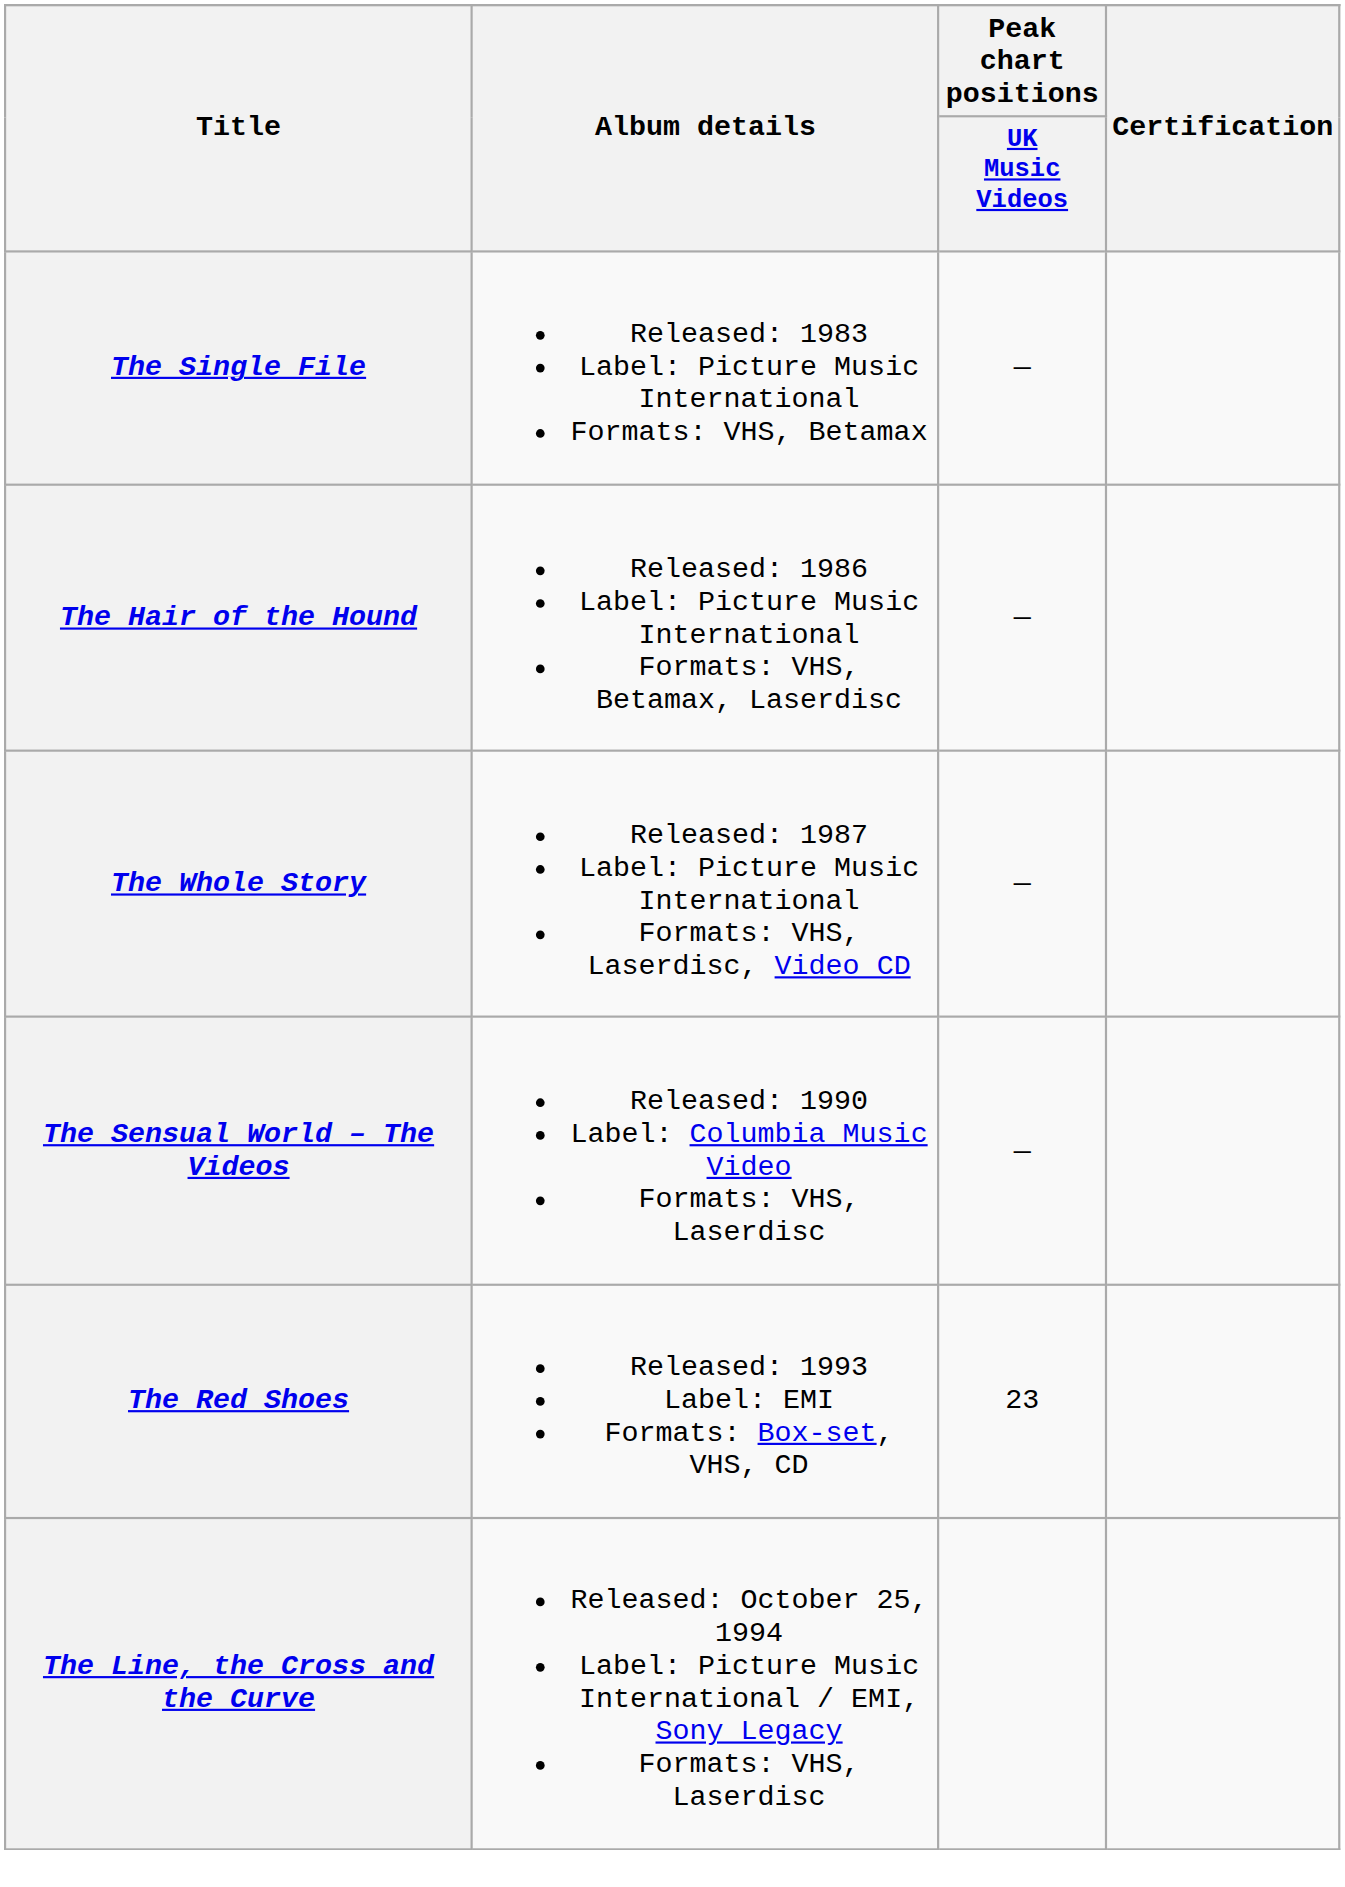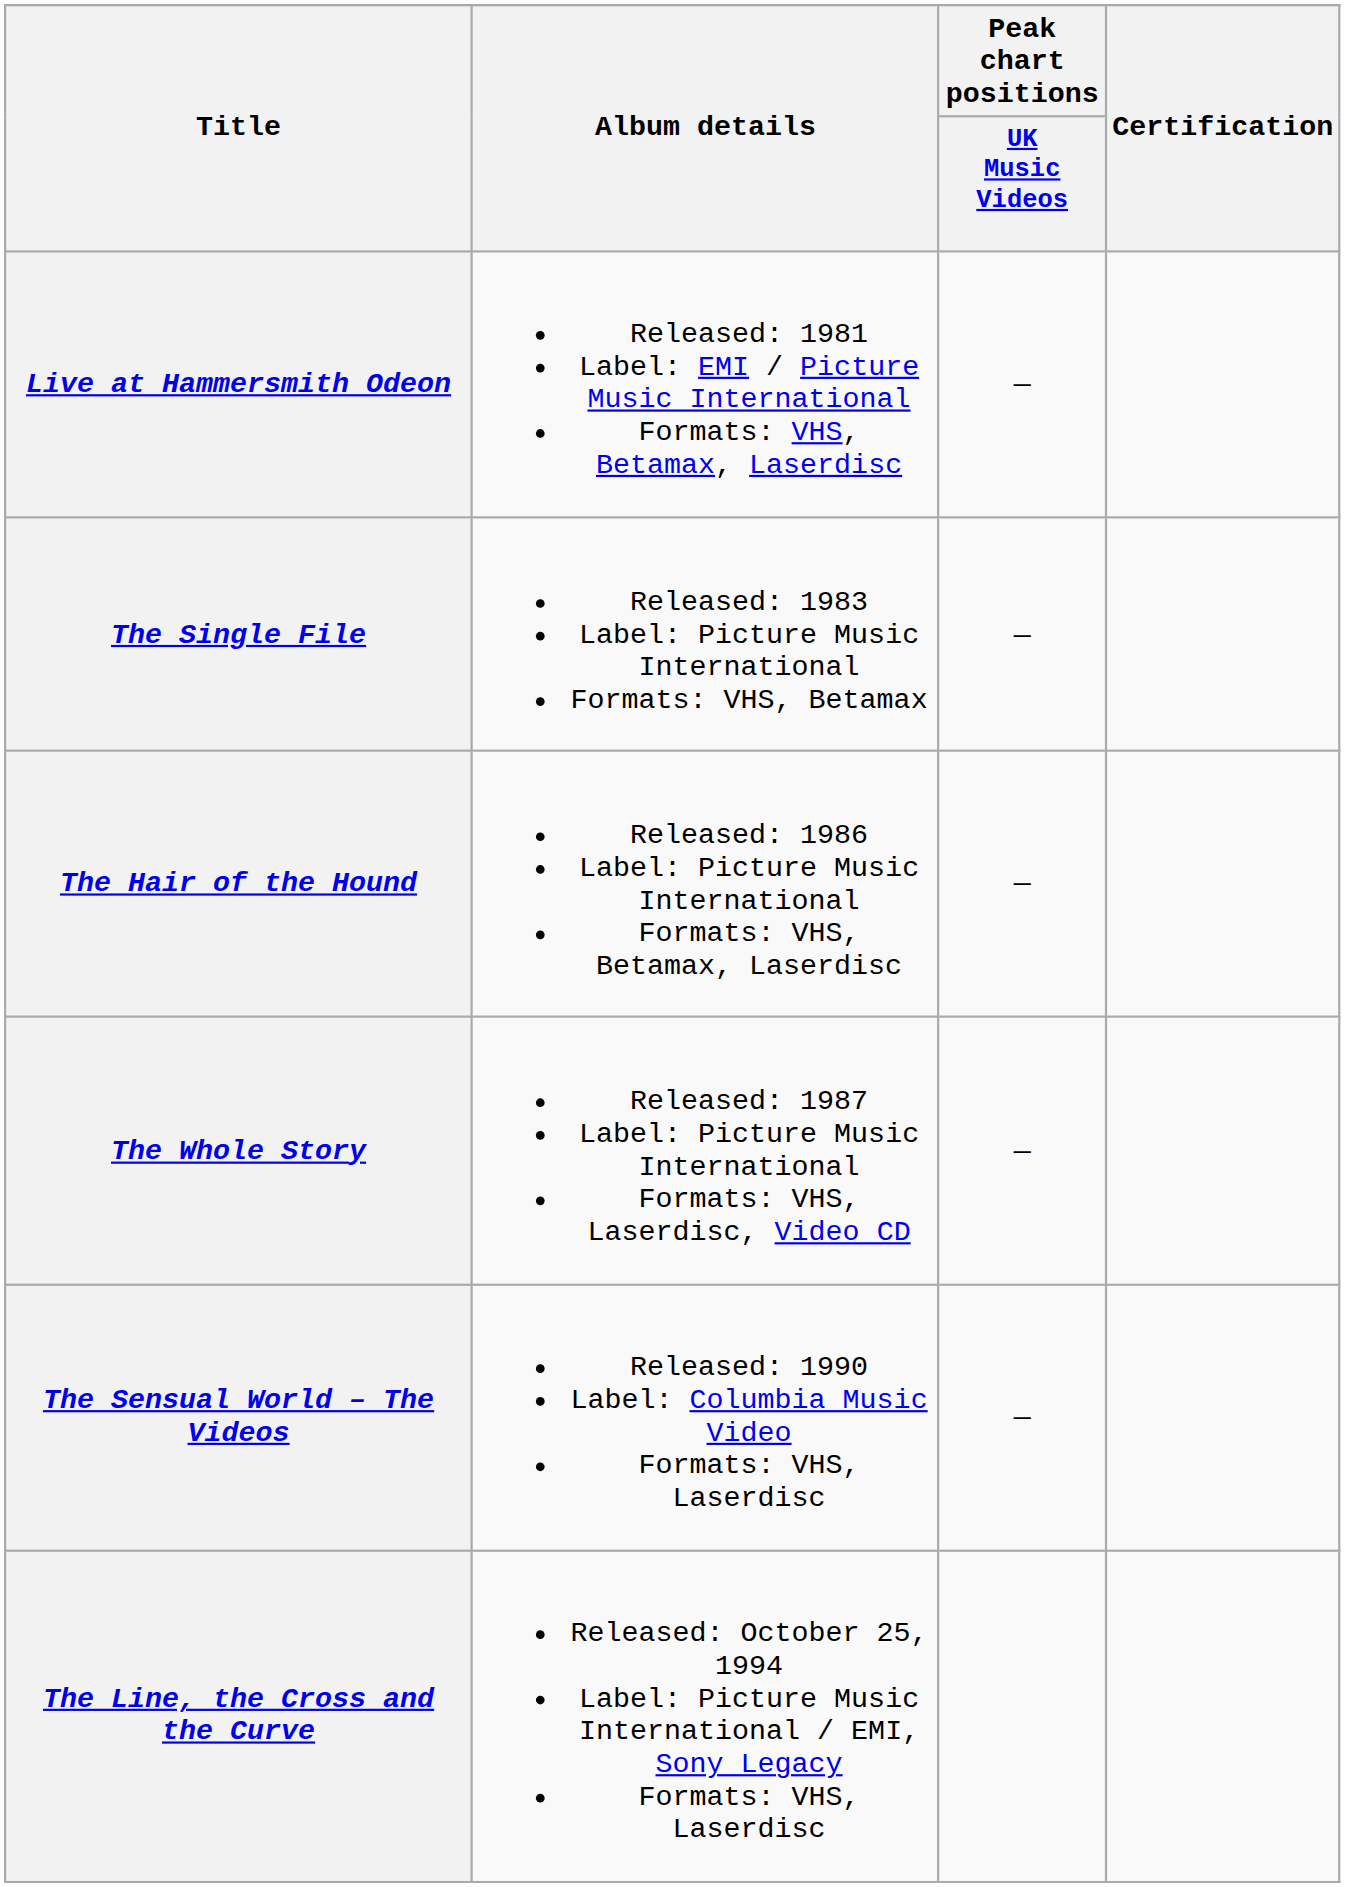+ row: (239, 384)
- row: (239, 1401)
